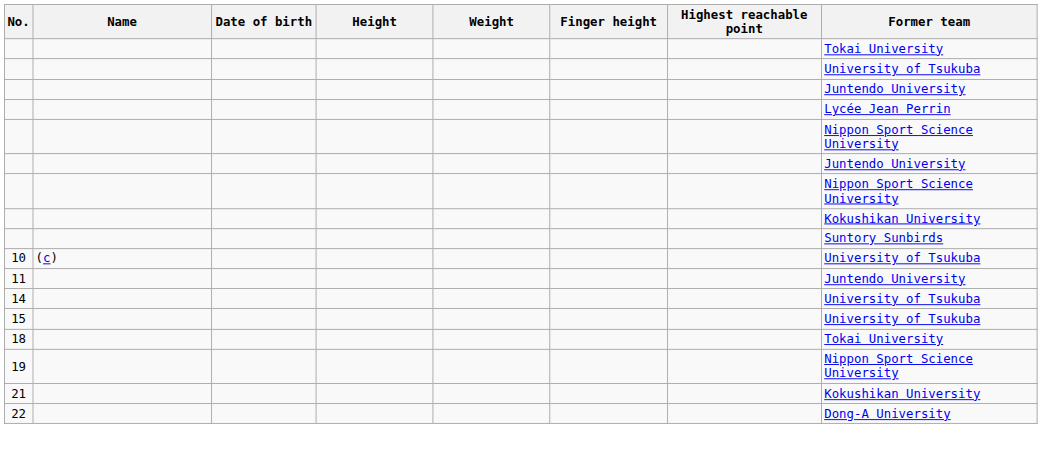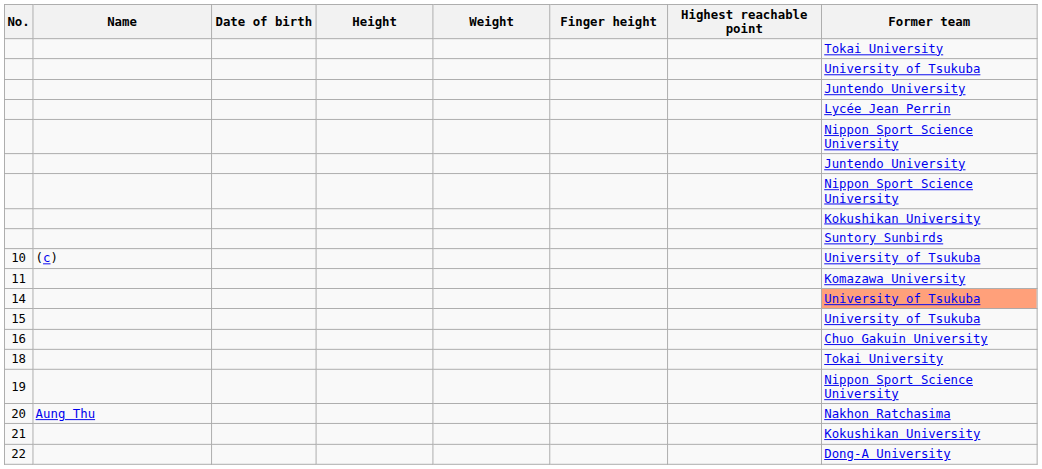(895, 279) Juntendo University -> (895, 279) Komazawa University
(902, 299) no background -> (902, 299) lightsalmon background
+ row: (19, 339)
+ row: (19, 414)
